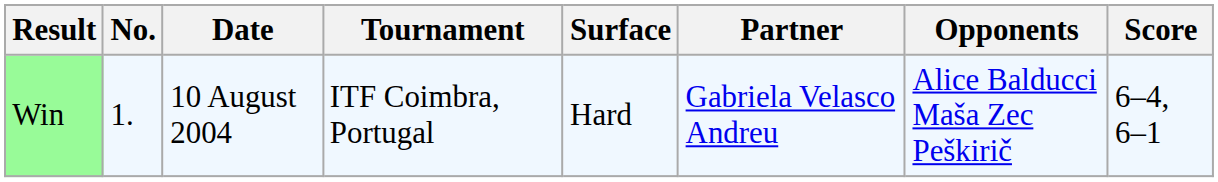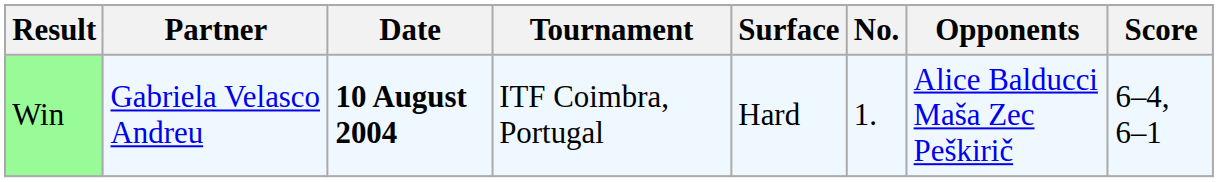columns swapped: (133, 29) <-> (792, 29)
(233, 115) normal -> (401, 115) bold
